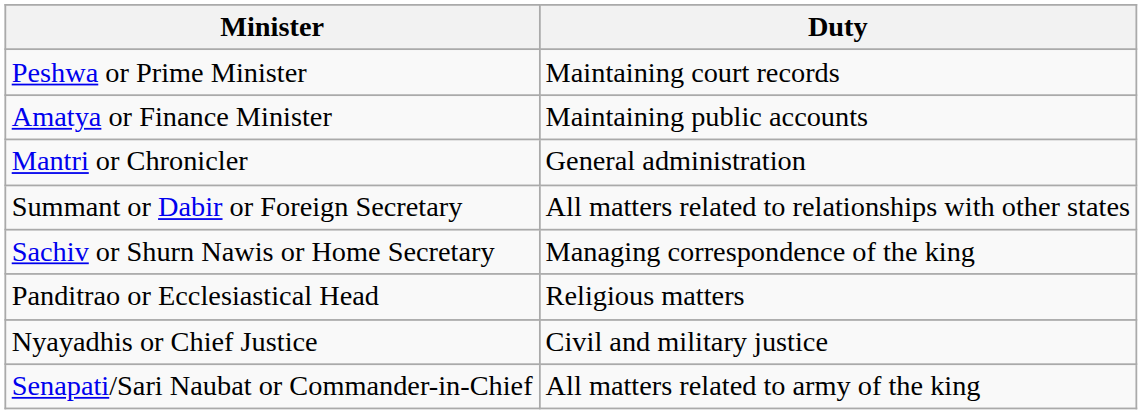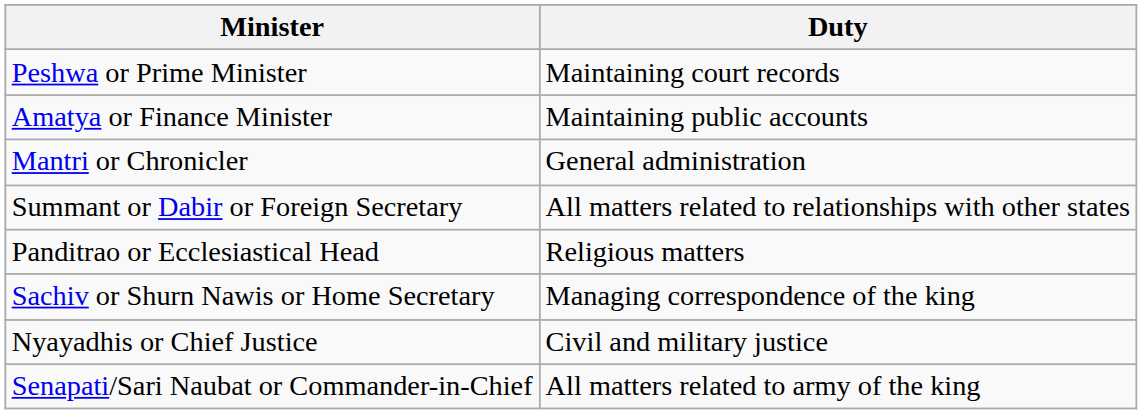rows swapped: (253, 251) <-> (195, 296)
